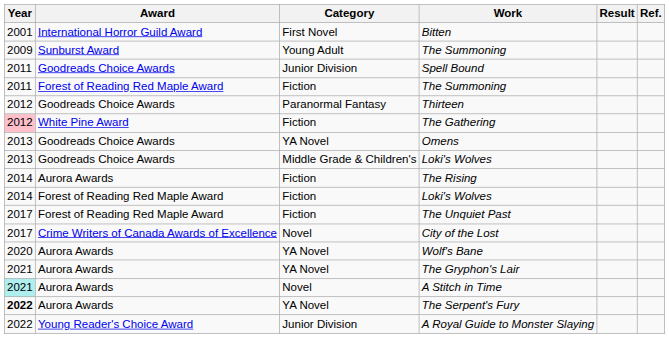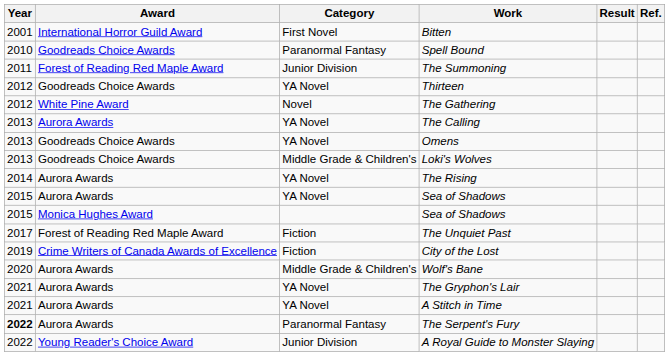- row: (79, 50)
(19, 68) 2011 -> (20, 50) 2010
(320, 68) Junior Division -> (334, 50) Paranormal Fantasy
(299, 86) Fiction -> (320, 68) Junior Division
(334, 104) Paranormal Fantasy -> (306, 86) YA Novel
(20, 123) pink background -> (20, 104) no background
(299, 123) Fiction -> (297, 104) Novel
+ row: (76, 123)
(299, 178) Fiction -> (306, 178) YA Novel
- row: (131, 196)
+ row: (76, 196)
+ row: (95, 214)
(20, 232) 2017 -> (20, 251) 2019
(297, 232) Novel -> (299, 251) Fiction
(306, 251) YA Novel -> (349, 269) Middle Grade & Children's
(20, 287) paleturquoise background -> (20, 305) no background
(297, 287) Novel -> (306, 305) YA Novel
(306, 305) YA Novel -> (334, 324) Paranormal Fantasy
